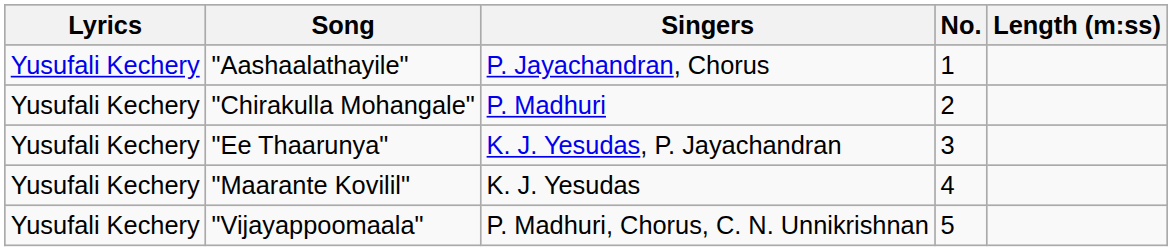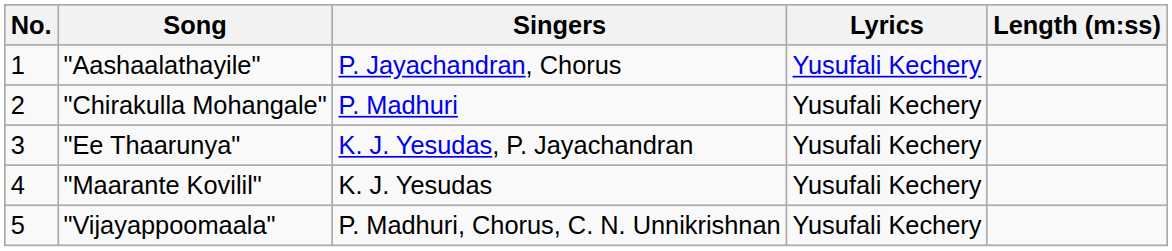columns swapped: (961, 25) <-> (105, 25)
